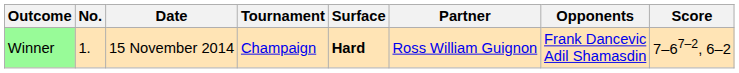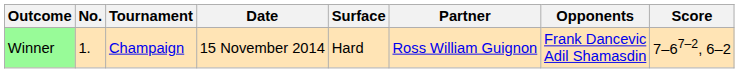columns swapped: (172, 16) <-> (283, 16)
(348, 47) bold -> (348, 47) normal
